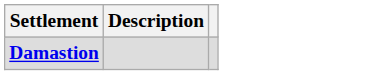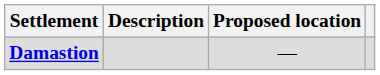+ column: (287, 20)
